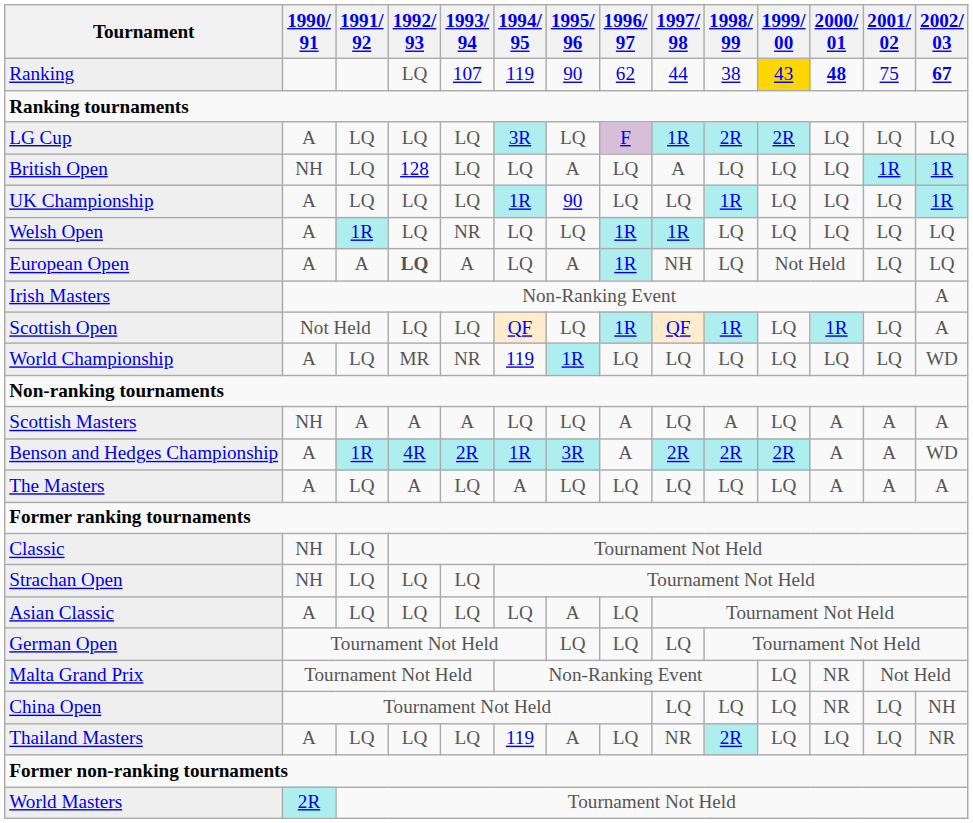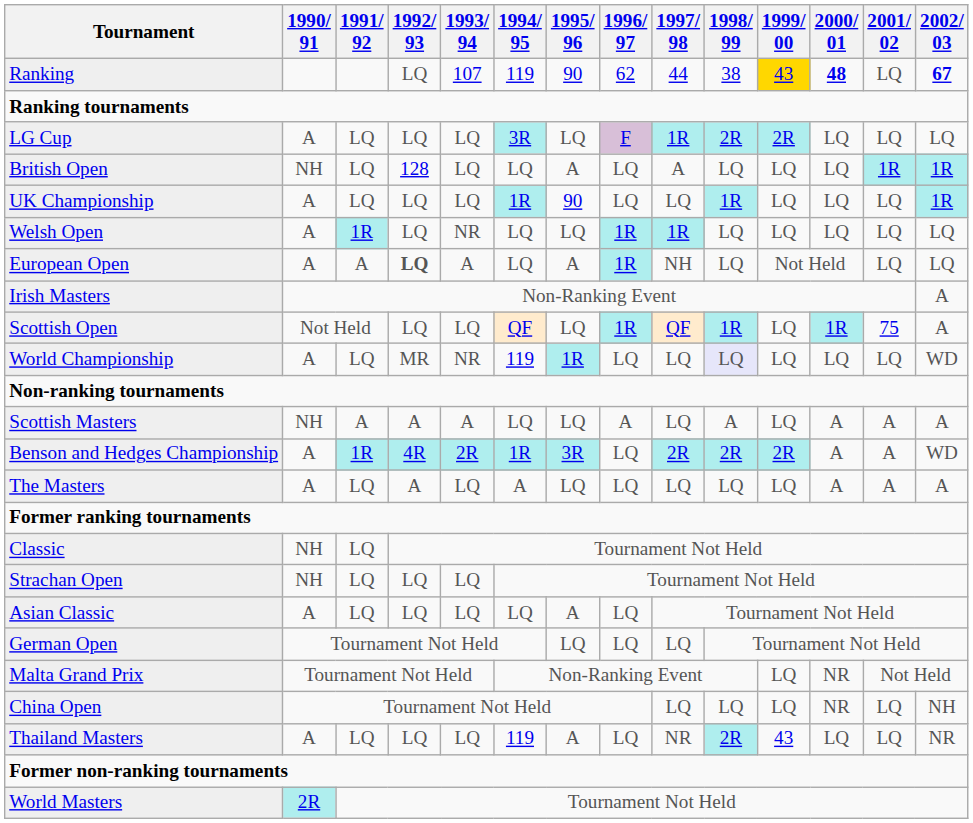(889, 74) 75 -> (889, 74) LQ
(889, 327) LQ -> (889, 327) 75
(731, 358) no background -> (731, 358) lavender background
(625, 453) A -> (625, 453) LQ
(784, 738) LQ -> (784, 738) 43
